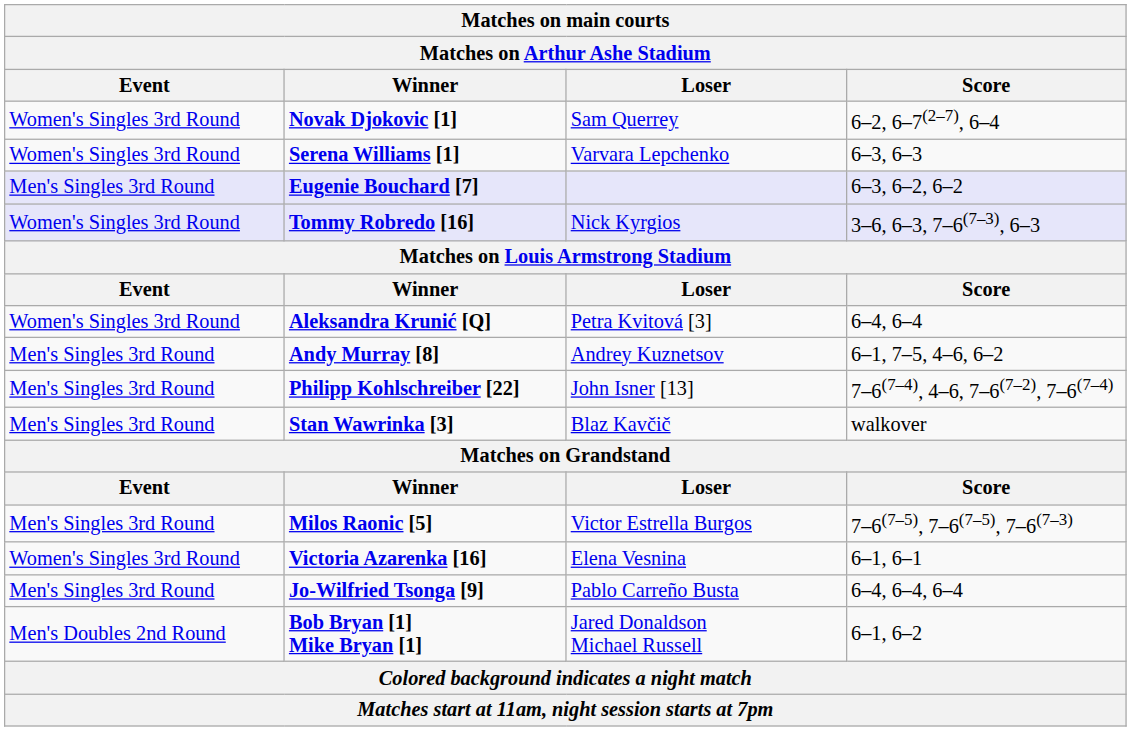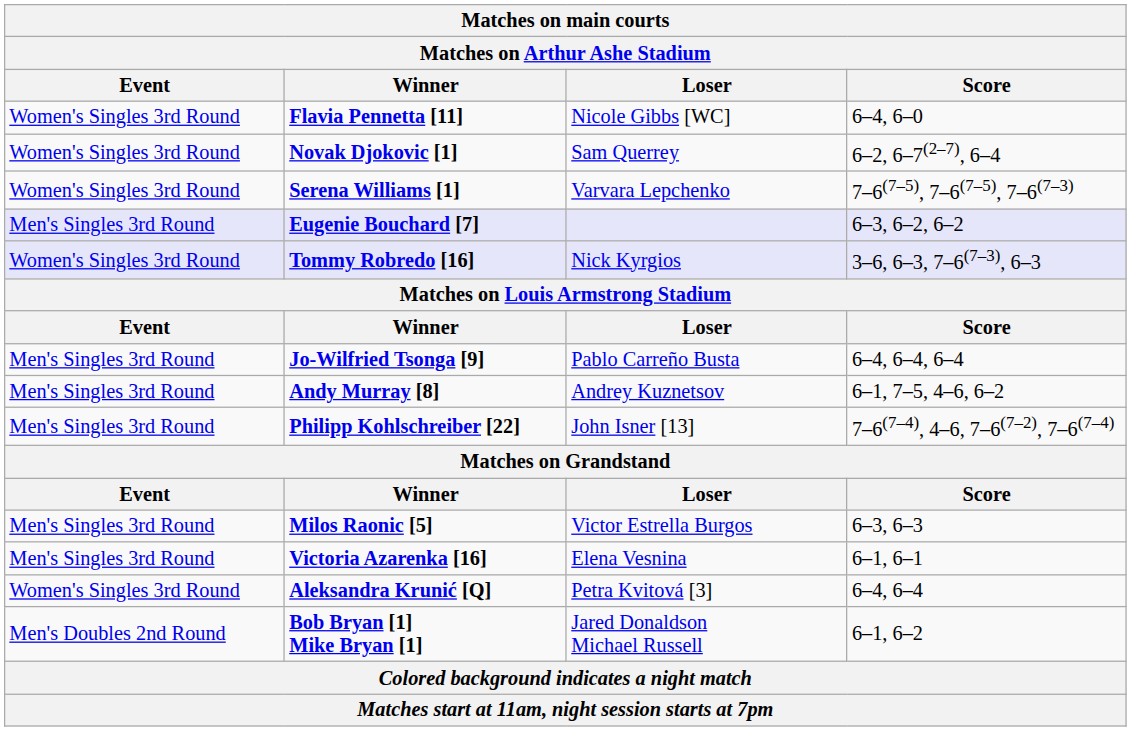+ row: (376, 117)
(887, 155) 6–3, 6–3 -> (963, 189) 7–6(7–5), 7–6(7–5), 7–6(7–3)
rows swapped: (390, 321) <-> (386, 590)
- row: (371, 423)
(962, 523) 7–6(7–5), 7–6(7–5), 7–6(7–3) -> (887, 525) 6–3, 6–3
(125, 558) Women's Singles 3rd Round -> (112, 558) Men's Singles 3rd Round
